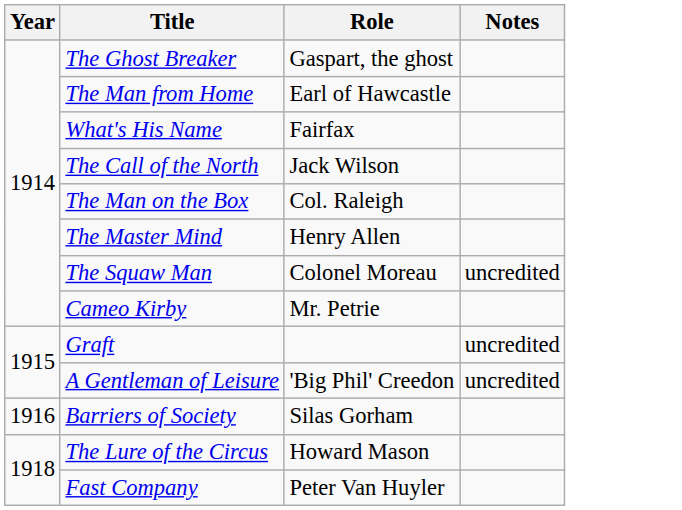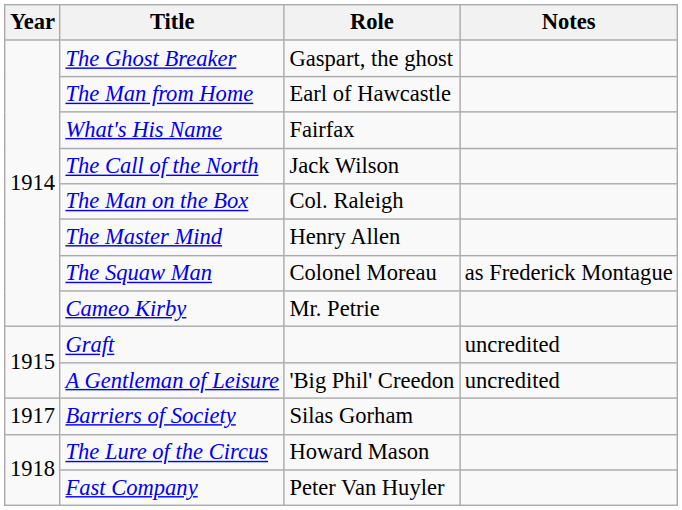(512, 272) uncredited -> (569, 272) as Frederick Montague
(32, 415) 1916 -> (32, 415) 1917
